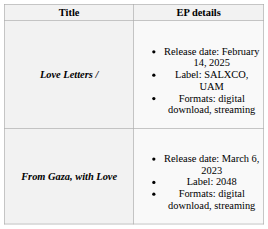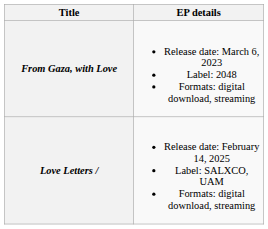rows swapped: (69, 176) <-> (69, 74)
